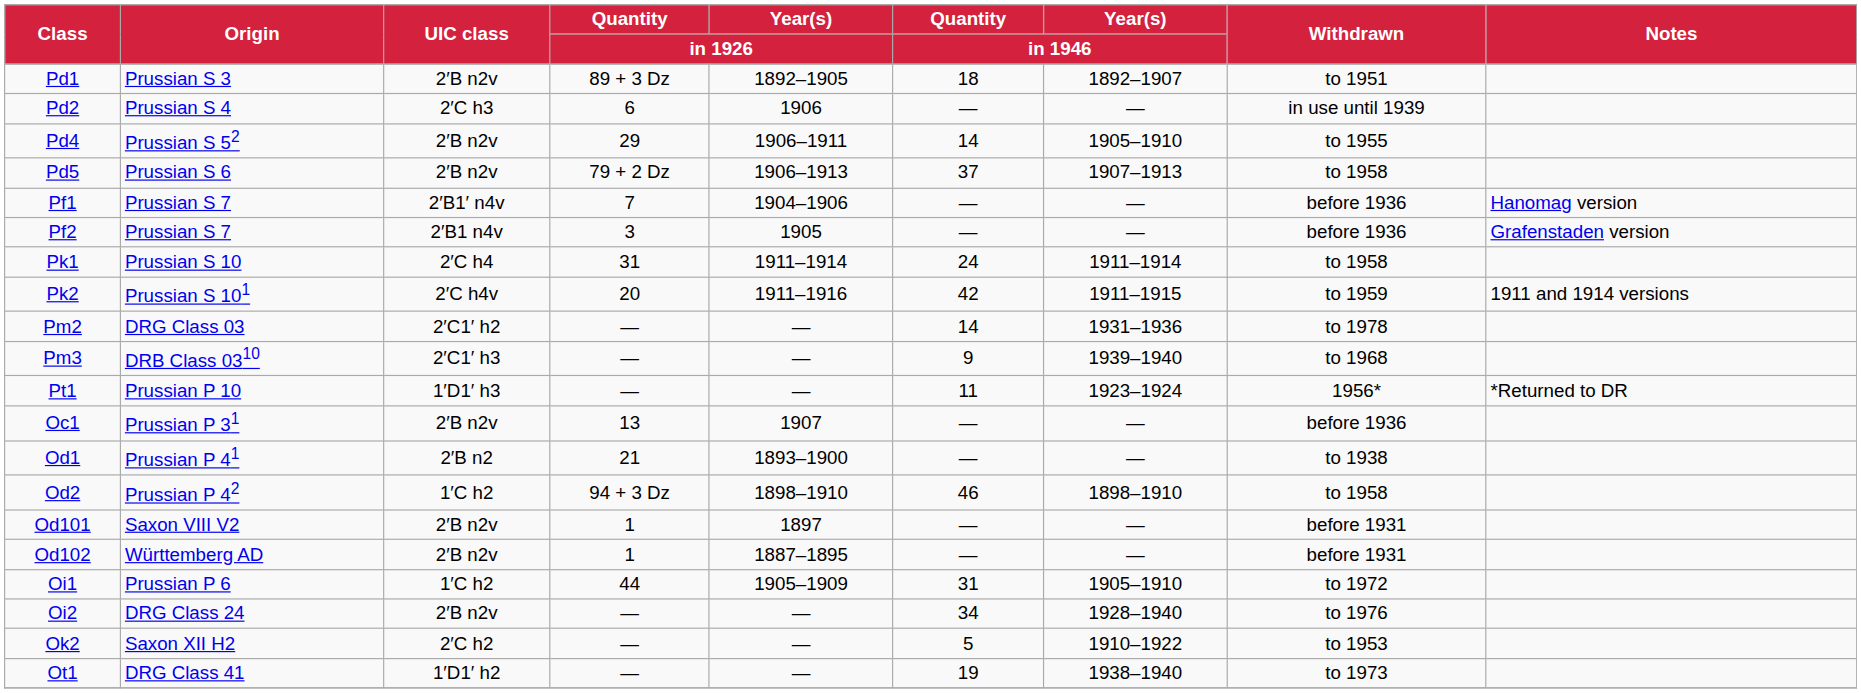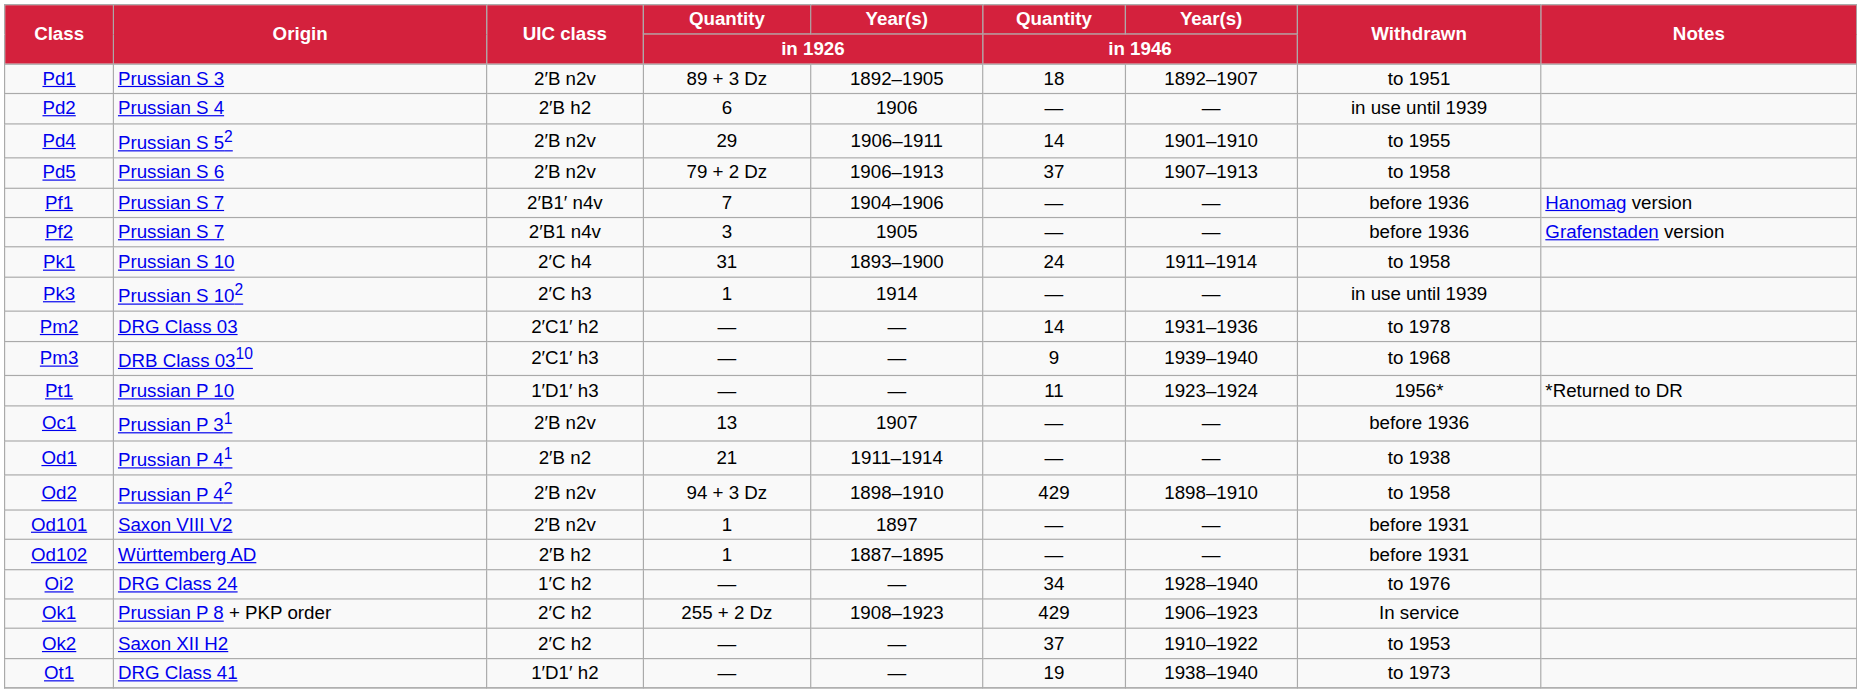(467, 108) 2′C h3 -> (565, 108) 2′B h2
(1135, 140) 1905–1910 -> (1211, 140) 1901–1910
(801, 261) 1911–1914 -> (897, 261) 1893–1900
- row: (63, 294)
+ row: (59, 294)
(801, 457) 1893–1900 -> (897, 457) 1911–1914
(467, 492) 1′C h2 -> (565, 492) 2′B n2v
(968, 492) 46 -> (1054, 492) 429
(467, 554) 2′B n2v -> (565, 554) 2′B h2
- row: (63, 584)
(467, 613) 2′B n2v -> (565, 584) 1′C h2
+ row: (59, 613)
(968, 643) 5 -> (1054, 643) 37
